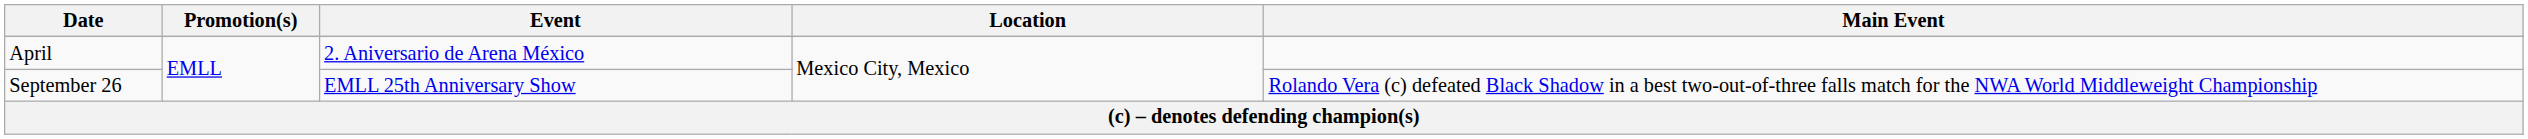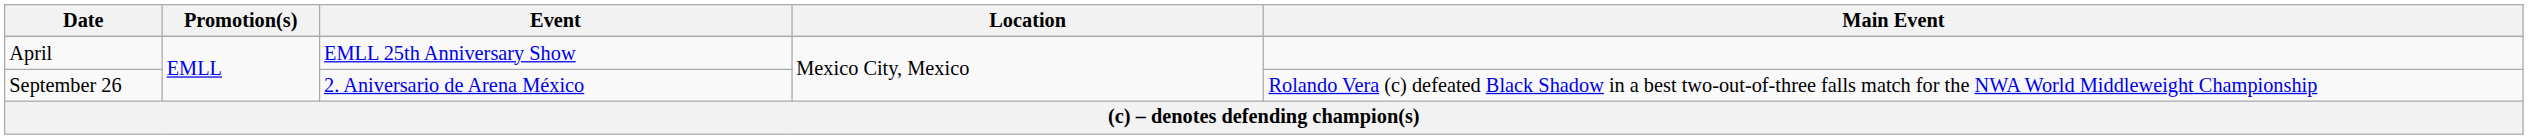(454, 52) 2. Aniversario de Arena México -> (450, 52) EMLL 25th Anniversary Show
(450, 85) EMLL 25th Anniversary Show -> (454, 85) 2. Aniversario de Arena México
